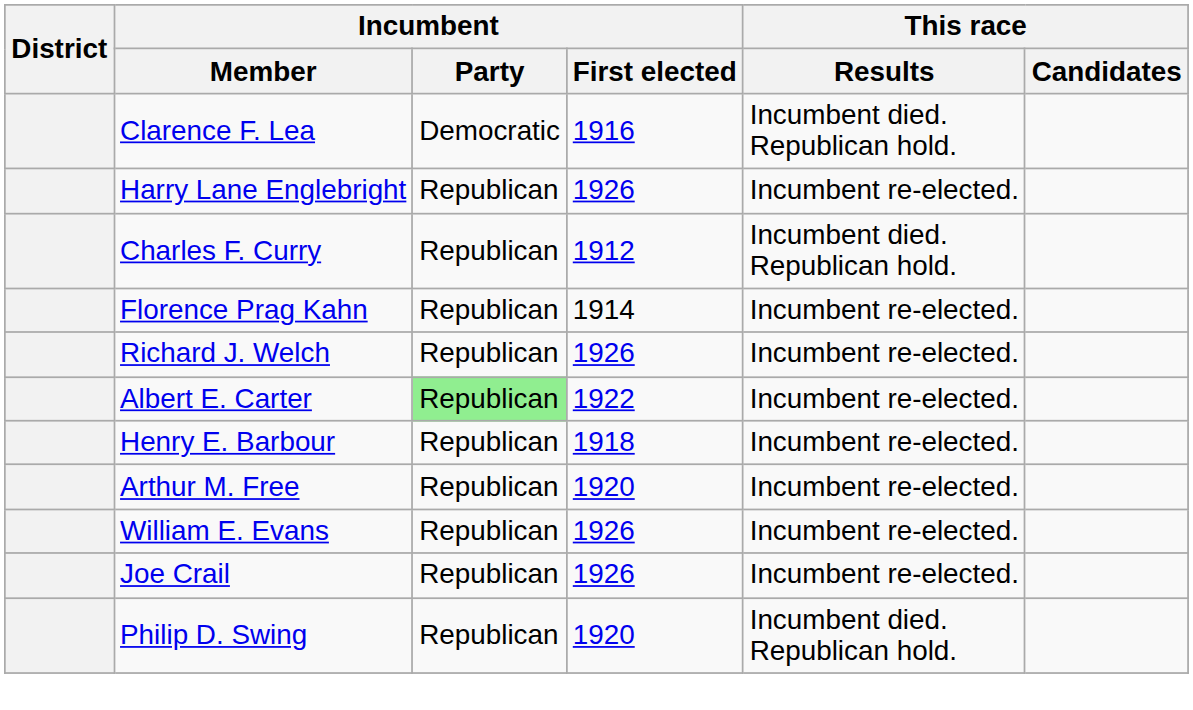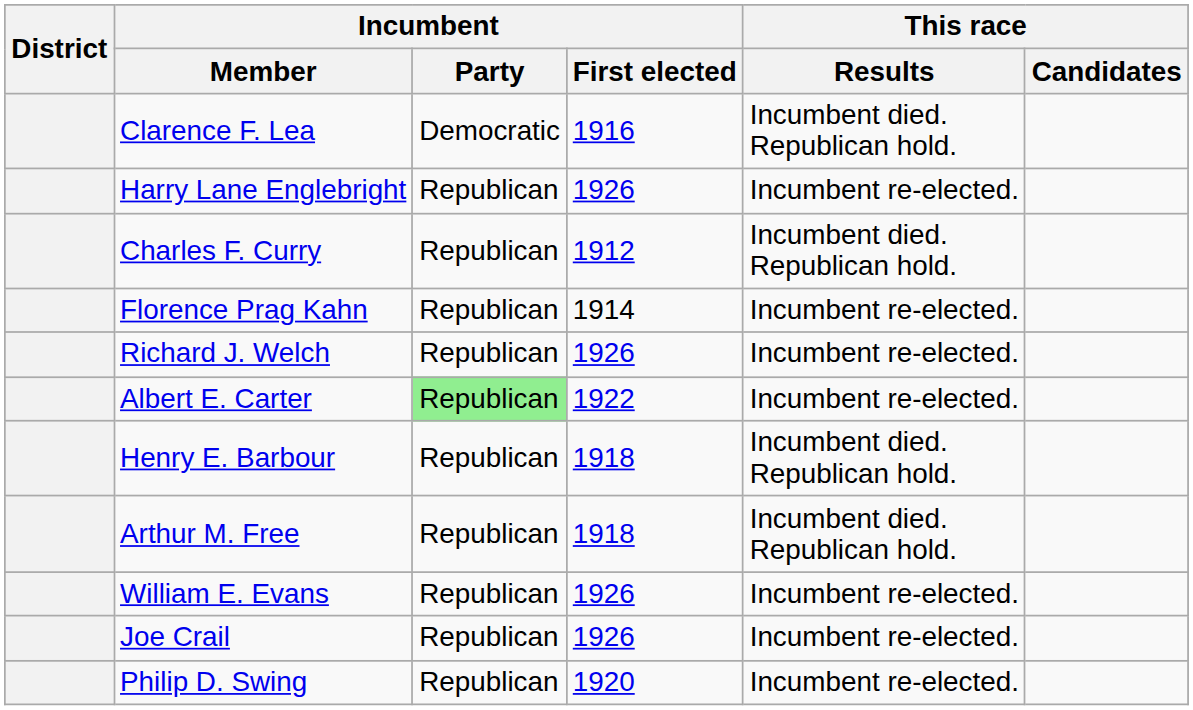(884, 442) Incumbent re-elected. -> (853, 458) Incumbent died. Republican hold.
(604, 486) 1920 -> (604, 533) 1918
(884, 486) Incumbent re-elected. -> (853, 533) Incumbent died. Republican hold.
(853, 634) Incumbent died. Republican hold. -> (884, 681) Incumbent re-elected.
